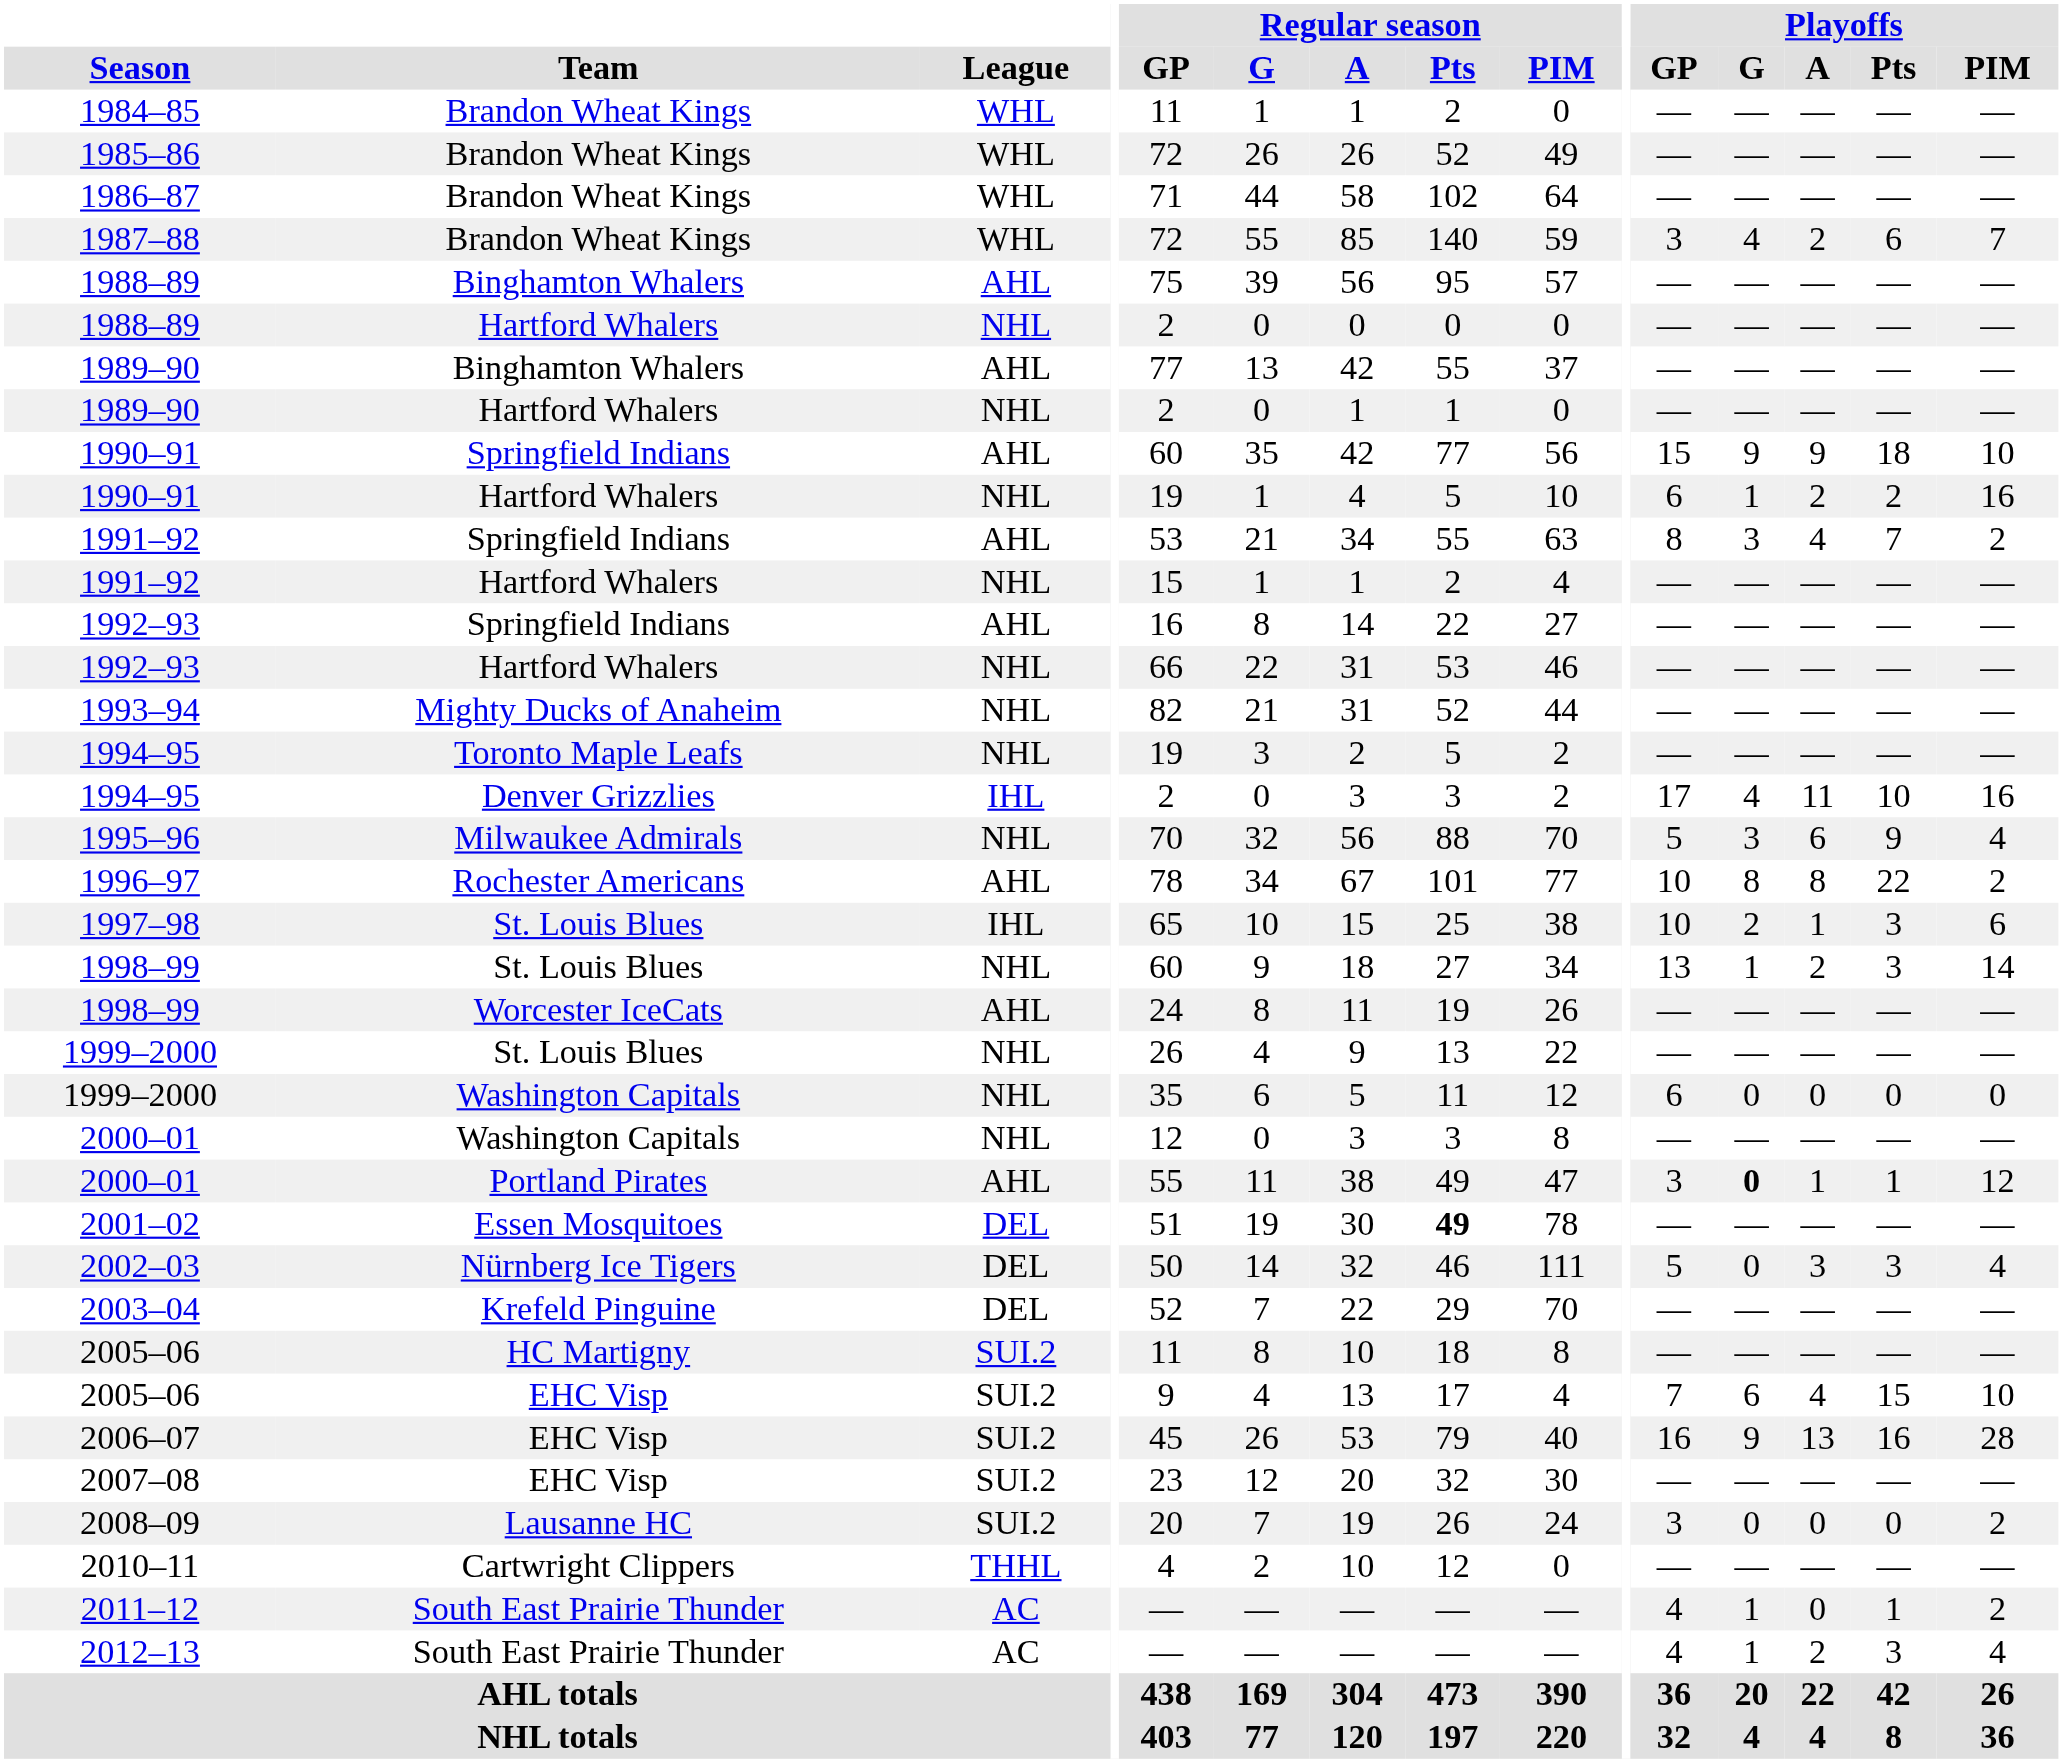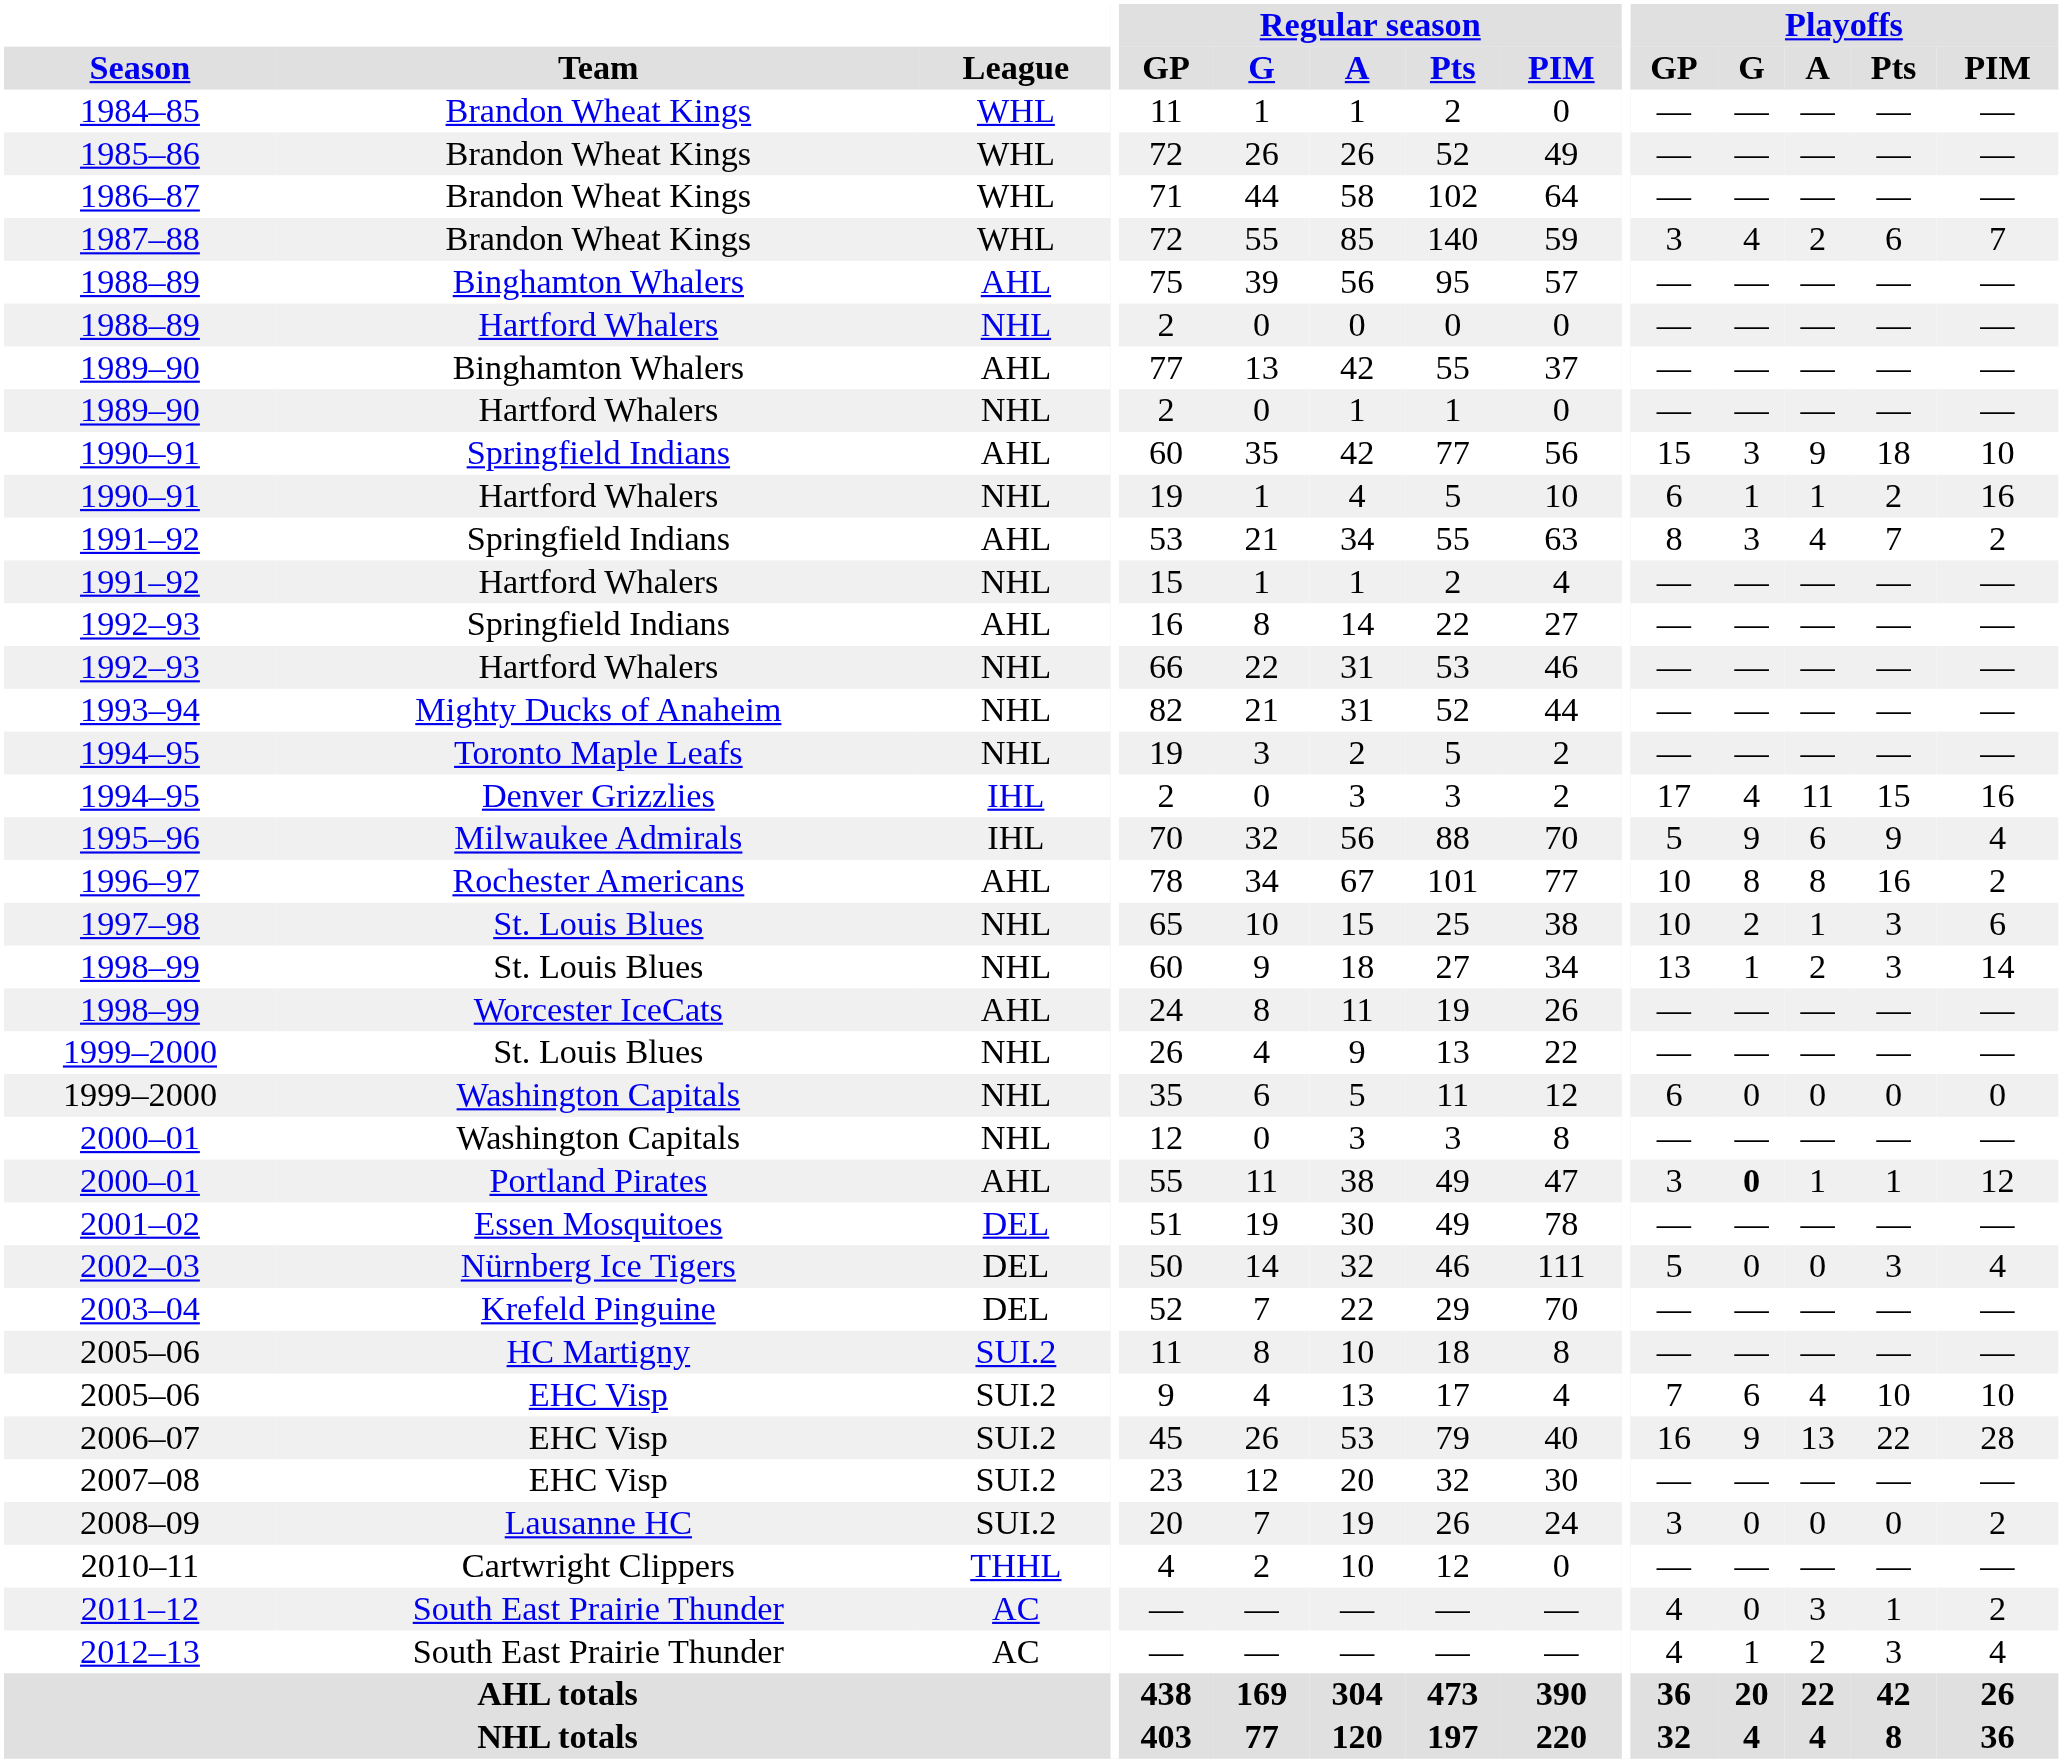(1752, 452) 9 -> (1752, 452) 3
(1818, 495) 2 -> (1818, 495) 1
(1894, 795) 10 -> (1894, 795) 15
(1016, 838) NHL -> (1016, 838) IHL
(1752, 838) 3 -> (1752, 838) 9
(1894, 880) 22 -> (1894, 880) 16
(1016, 923) IHL -> (1016, 923) NHL
(1453, 1223) bold -> (1453, 1223) normal
(1818, 1266) 3 -> (1818, 1266) 0
(1894, 1394) 15 -> (1894, 1394) 10
(1894, 1437) 16 -> (1894, 1437) 22
(1752, 1608) 1 -> (1752, 1608) 0
(1818, 1608) 0 -> (1818, 1608) 3
